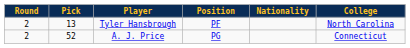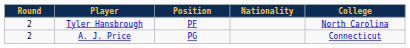- column: (71, 11)
